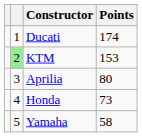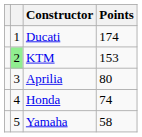(106, 100) 73 -> (106, 100) 74
